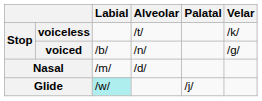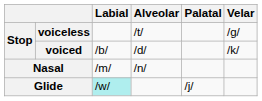(233, 31) /k/ -> (233, 31) /g/
(140, 50) /n/ -> (140, 50) /d/
(233, 50) /g/ -> (233, 50) /k/
(140, 68) /d/ -> (140, 68) /n/
